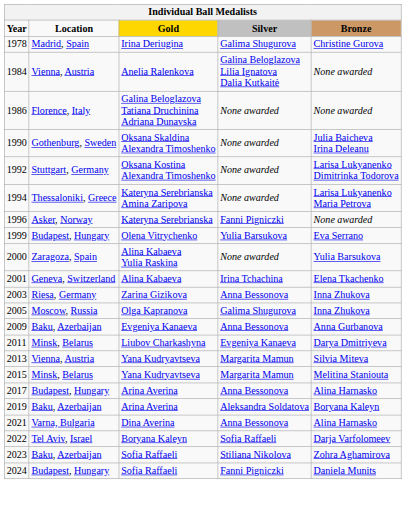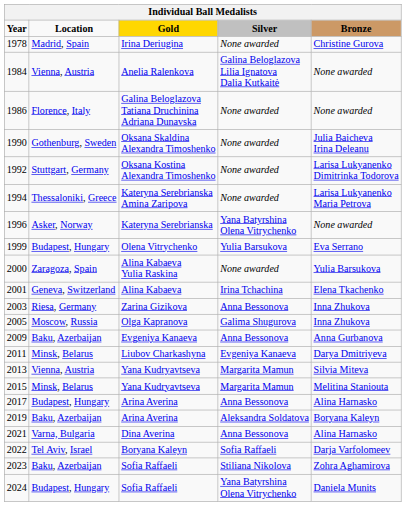(258, 44) Galima Shugurova -> (250, 44) None awarded
(252, 219) Fanni Pigniczki -> (258, 225) Yana Batyrshina Olena Vitrychenko
(252, 470) Fanni Pigniczki -> (258, 487) Yana Batyrshina Olena Vitrychenko
